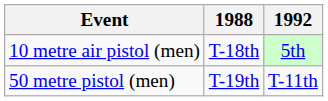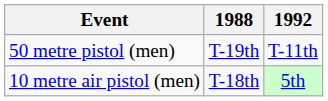rows swapped: (104, 50) <-> (92, 80)
